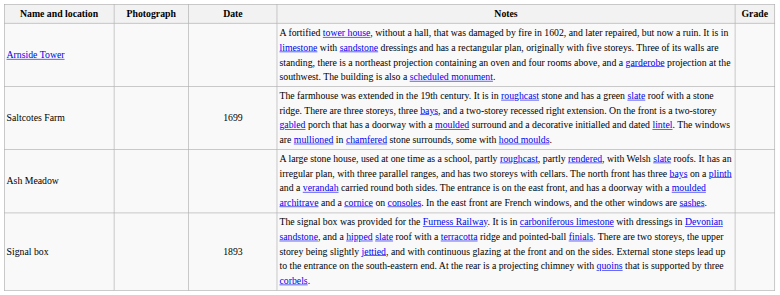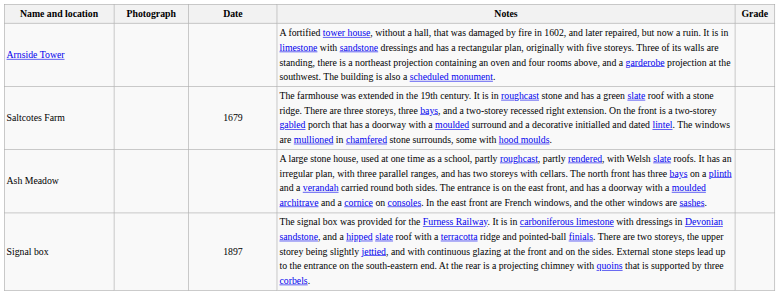(233, 118) 1699 -> (233, 118) 1679
(233, 251) 1893 -> (233, 251) 1897
